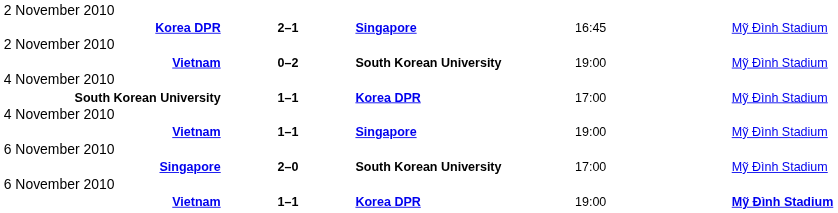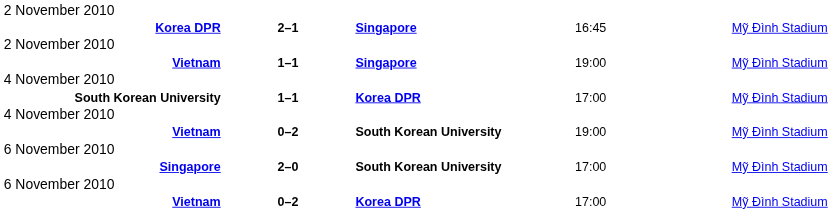rows swapped: (196, 62) <-> (196, 132)
(288, 202) 1–1 -> (288, 202) 0–2
(591, 202) 19:00 -> (591, 202) 17:00
(783, 202) bold -> (780, 202) normal
